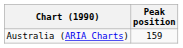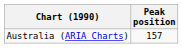(154, 36) 159 -> (154, 36) 157
